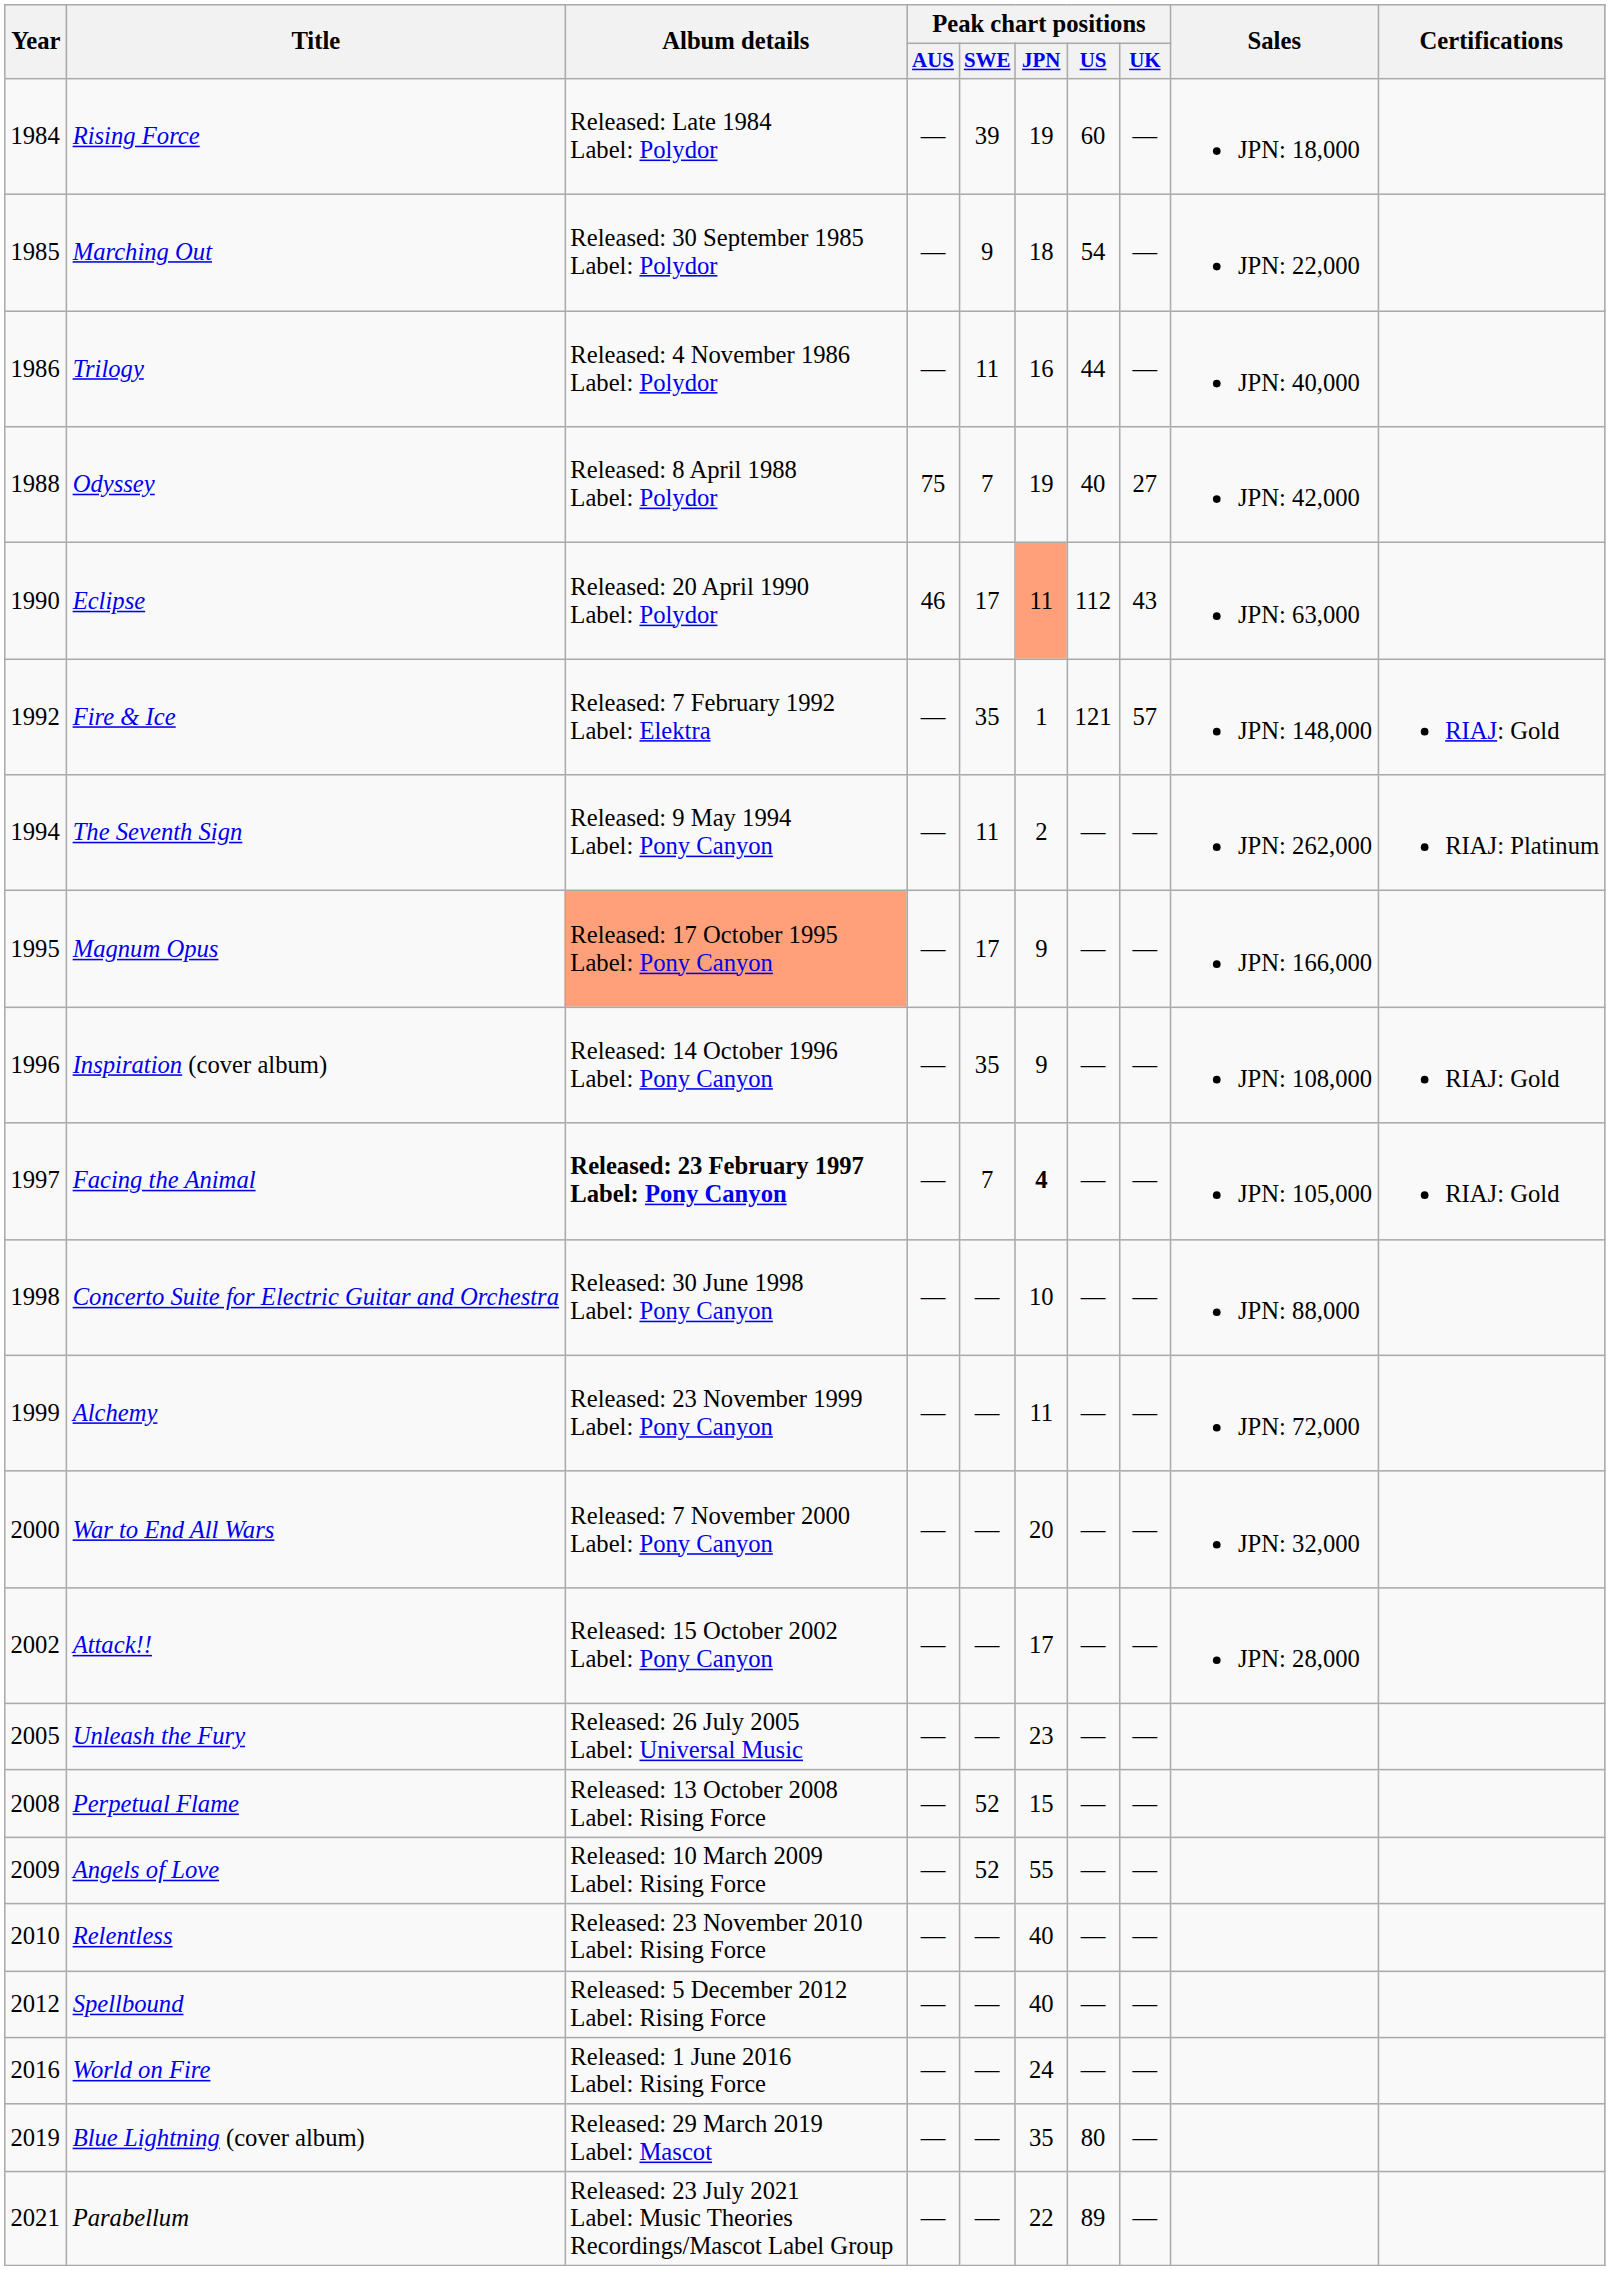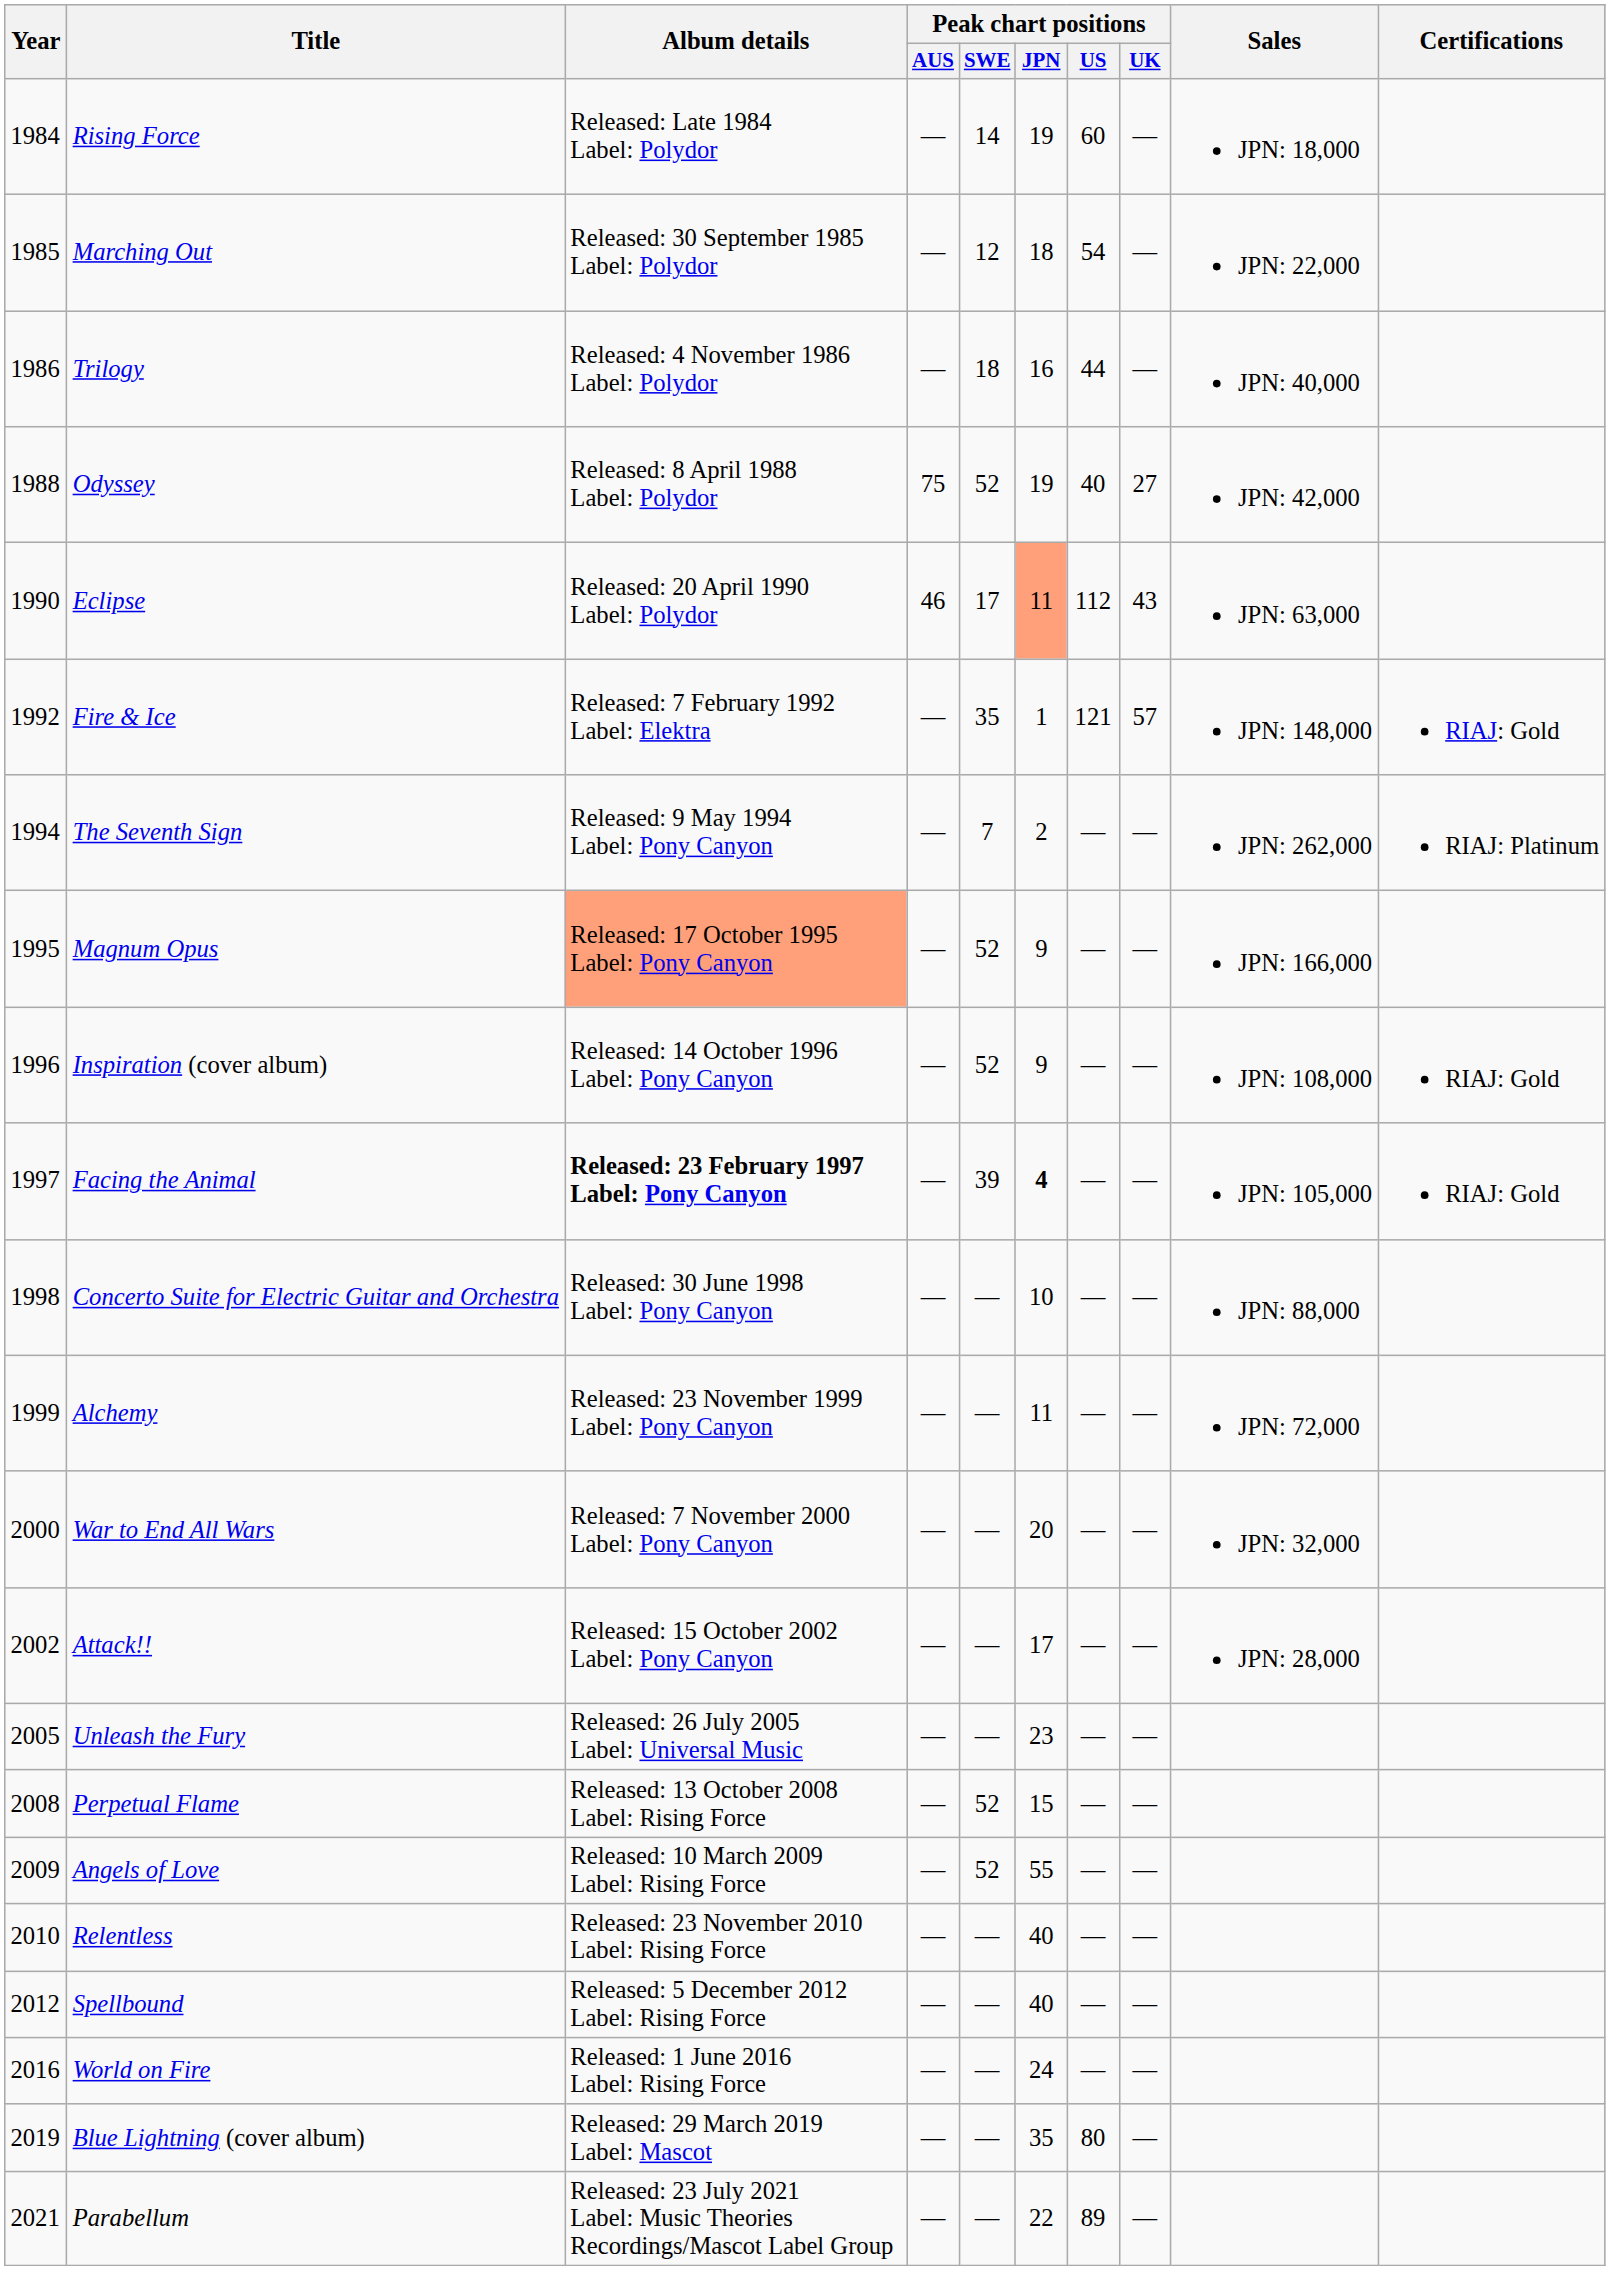(987, 136) 39 -> (987, 136) 14
(987, 252) 9 -> (987, 252) 12
(987, 368) 11 -> (987, 368) 18
(987, 484) 7 -> (987, 484) 52
(987, 832) 11 -> (987, 832) 7
(987, 948) 17 -> (987, 948) 52
(987, 1064) 35 -> (987, 1064) 52
(987, 1180) 7 -> (987, 1180) 39
